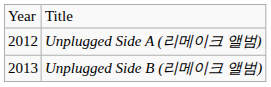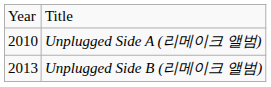(23, 41) 2012 -> (23, 41) 2010
